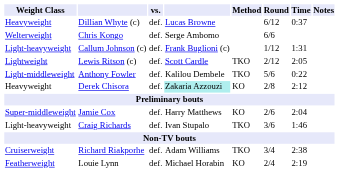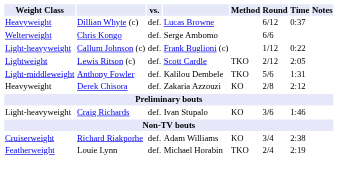(299, 48) 1:31 -> (298, 48) 0:22
(299, 74) 0:22 -> (298, 74) 1:31
(194, 87) paleturquoise background -> (192, 87) no background
- row: (97, 112)
(241, 125) TKO -> (237, 112) KO
(241, 151) TKO -> (237, 138) KO
(239, 163) KO -> (240, 151) TKO
